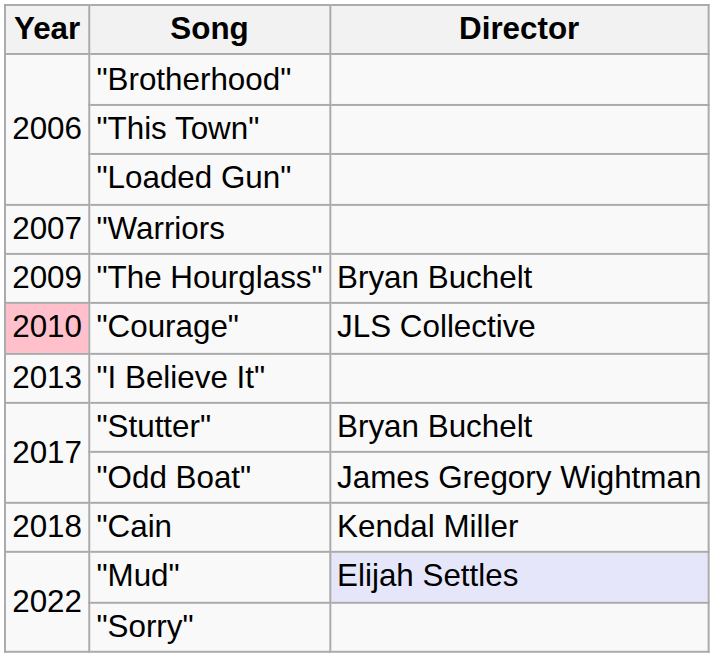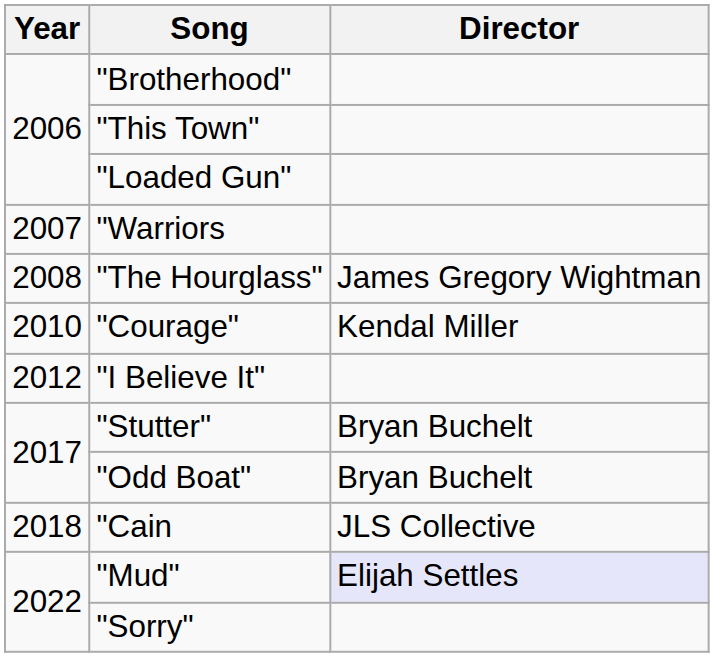(47, 278) 2009 -> (47, 278) 2008
(435, 278) Bryan Buchelt -> (519, 278) James Gregory Wightman
(47, 327) pink background -> (47, 327) no background
(436, 327) JLS Collective -> (428, 327) Kendal Miller
(47, 377) 2013 -> (47, 377) 2012
(519, 476) James Gregory Wightman -> (435, 476) Bryan Buchelt
(428, 526) Kendal Miller -> (436, 526) JLS Collective
